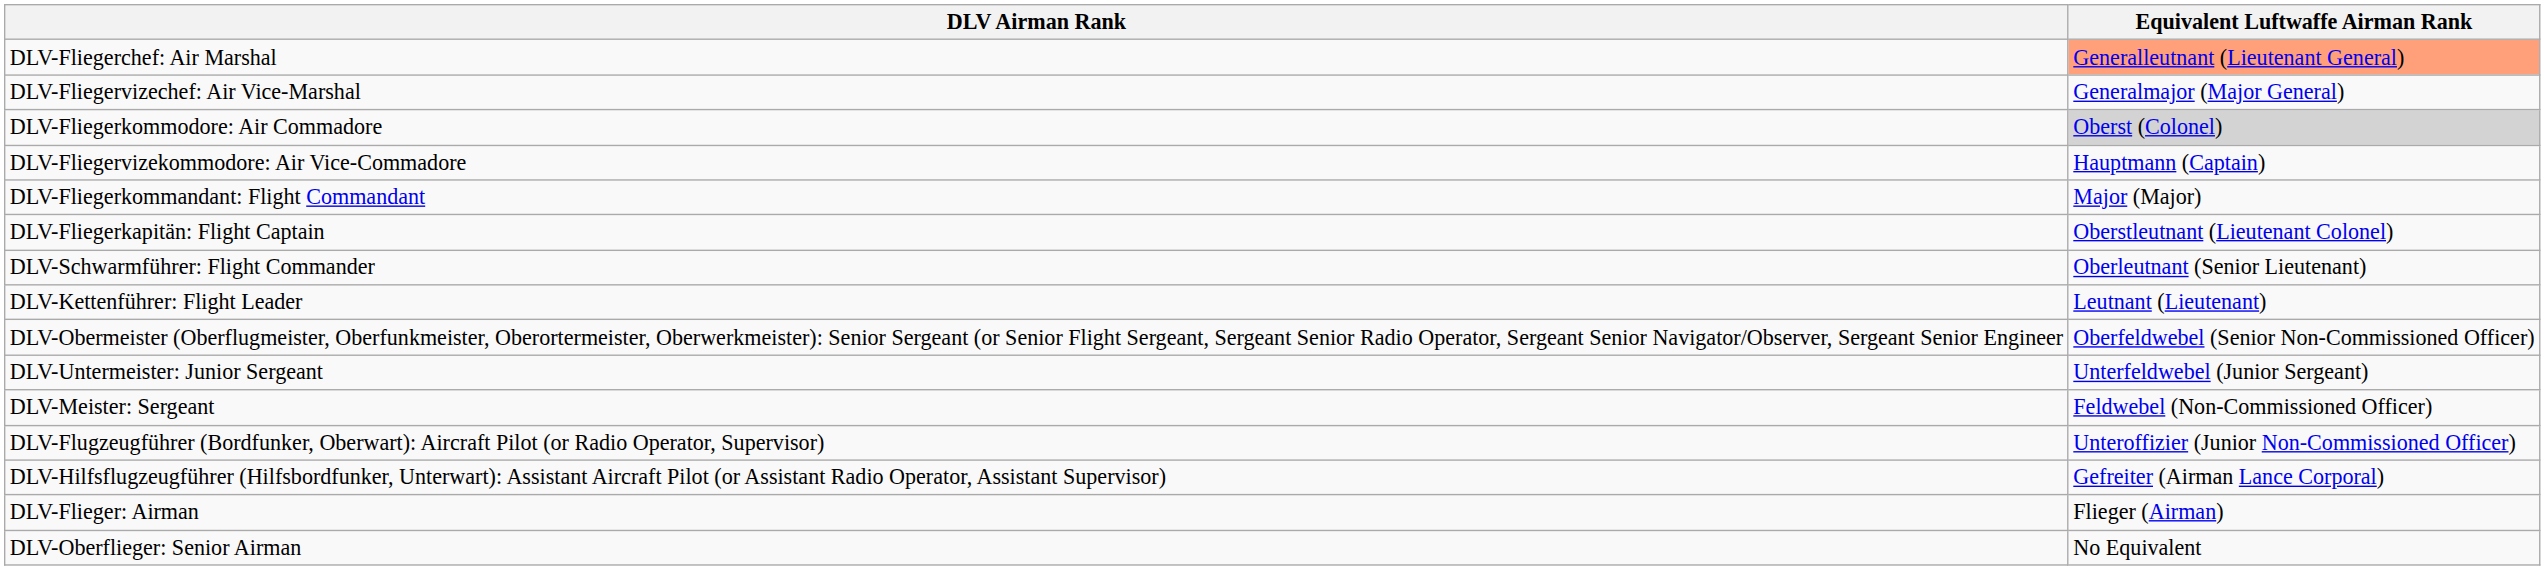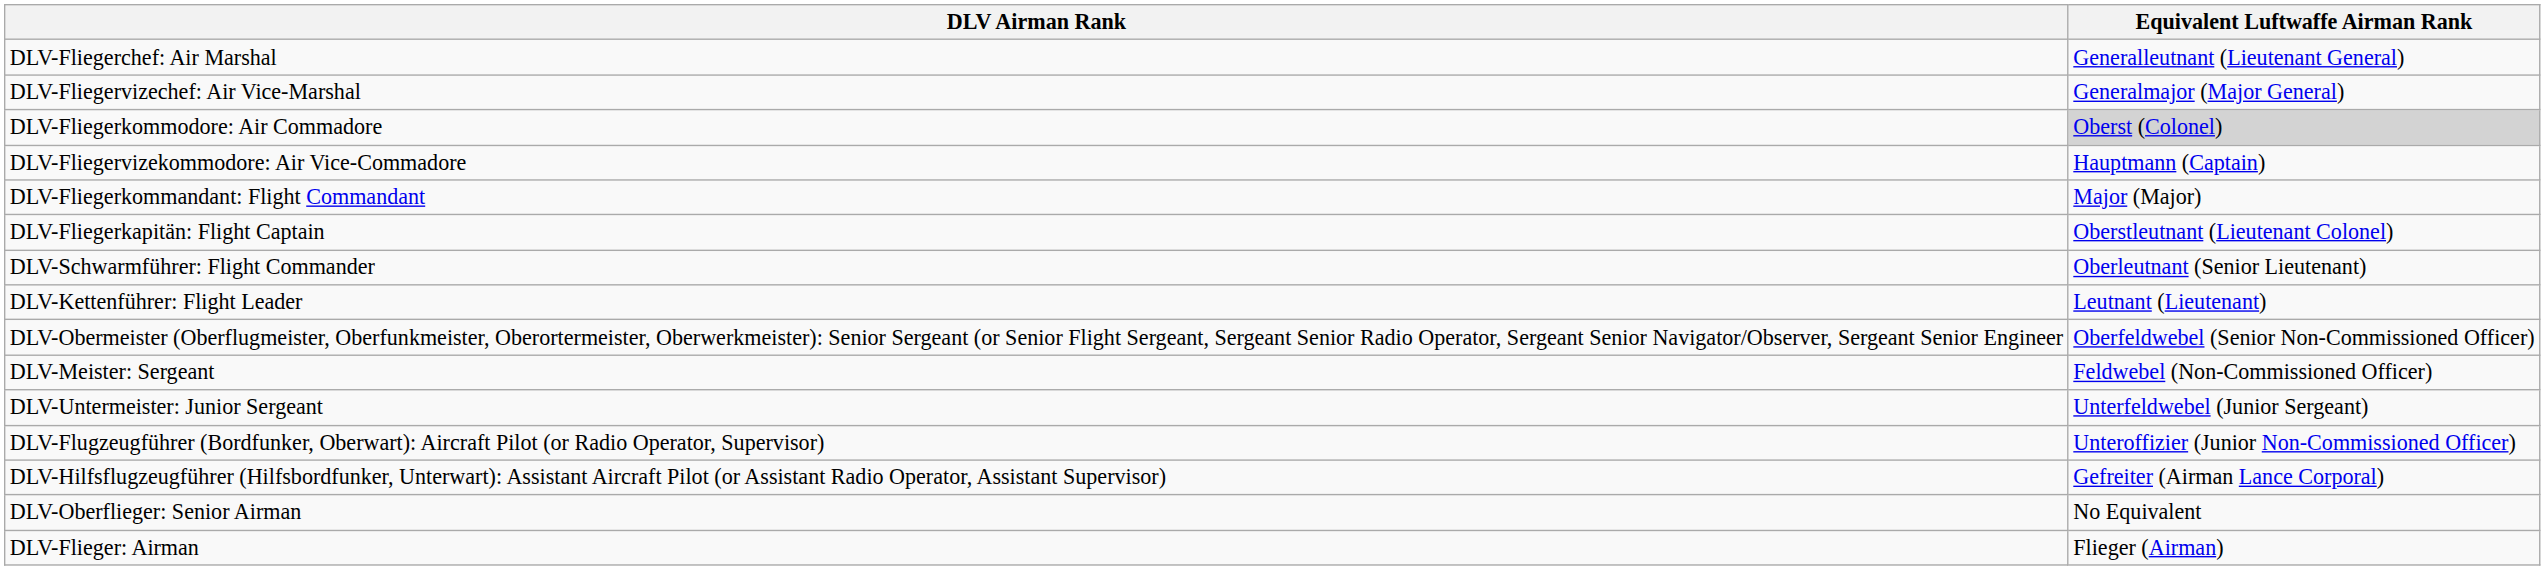(2239, 57) lightsalmon background -> (2239, 57) no background
rows swapped: (112, 407) <-> (166, 372)
rows swapped: (156, 547) <-> (104, 512)
